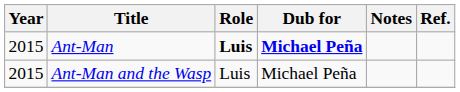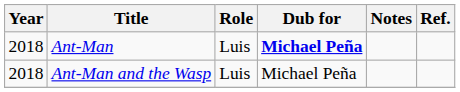(26, 45) 2015 -> (26, 45) 2018
(236, 45) bold -> (235, 45) normal
(26, 73) 2015 -> (26, 73) 2018
